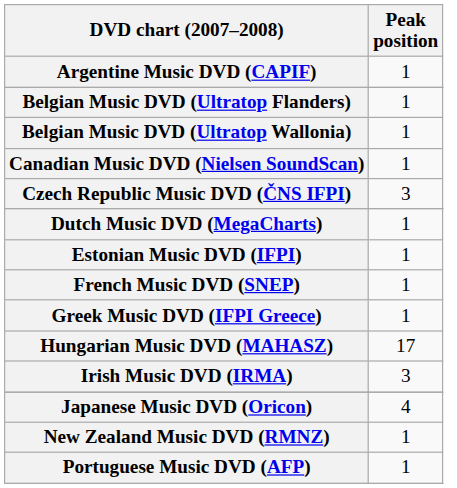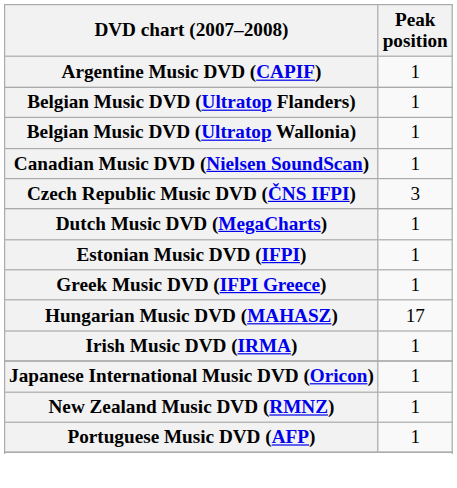- row: (187, 284)
(406, 376) 3 -> (415, 345) 1
- row: (187, 406)
+ row: (191, 376)
